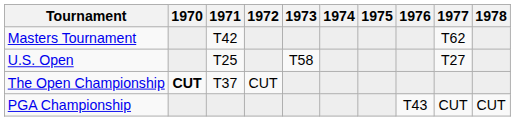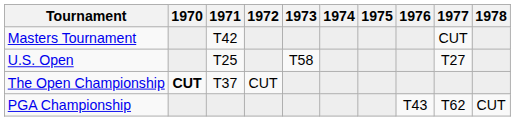(453, 38) T62 -> (453, 38) CUT
(453, 105) CUT -> (453, 105) T62
